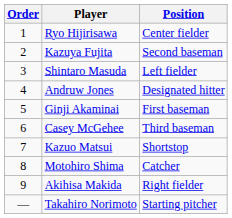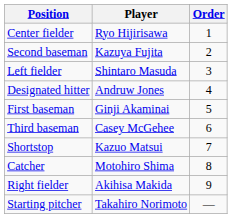columns swapped: (23, 14) <-> (183, 14)
